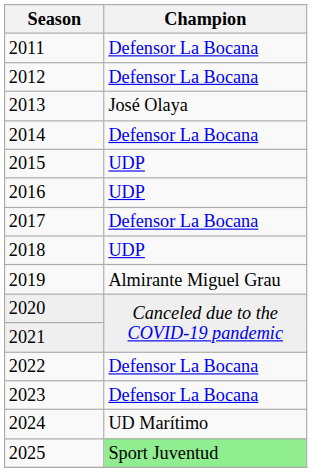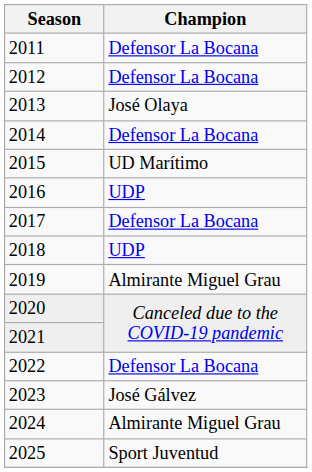(127, 163) UDP -> (158, 163) UD Marítimo
(183, 395) Defensor La Bocana -> (152, 395) José Gálvez
(158, 423) UD Marítimo -> (194, 423) Almirante Miguel Grau
(163, 452) lightgreen background -> (163, 452) no background
